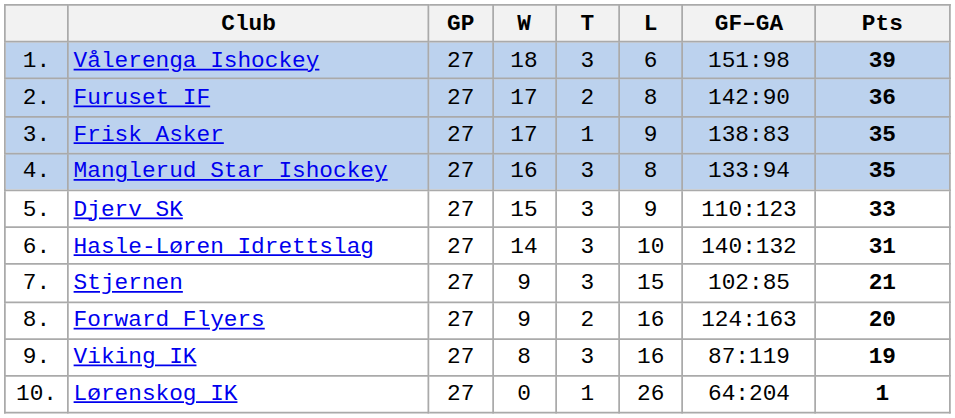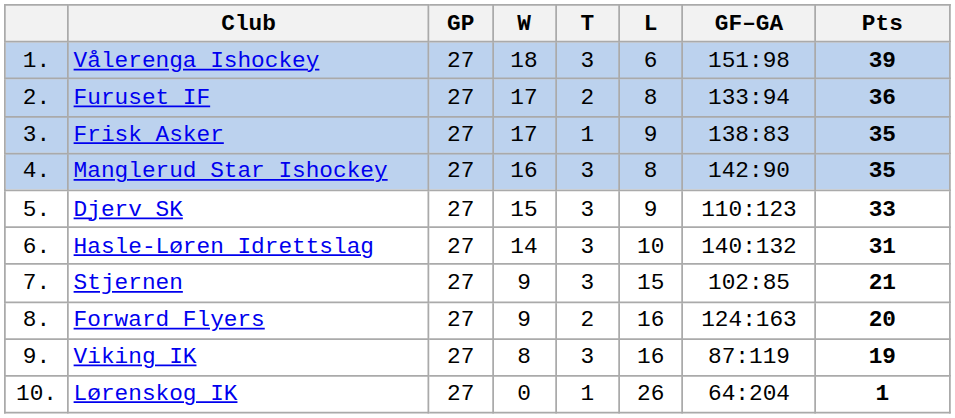(749, 98) 142:90 -> (749, 98) 133:94
(749, 172) 133:94 -> (749, 172) 142:90
